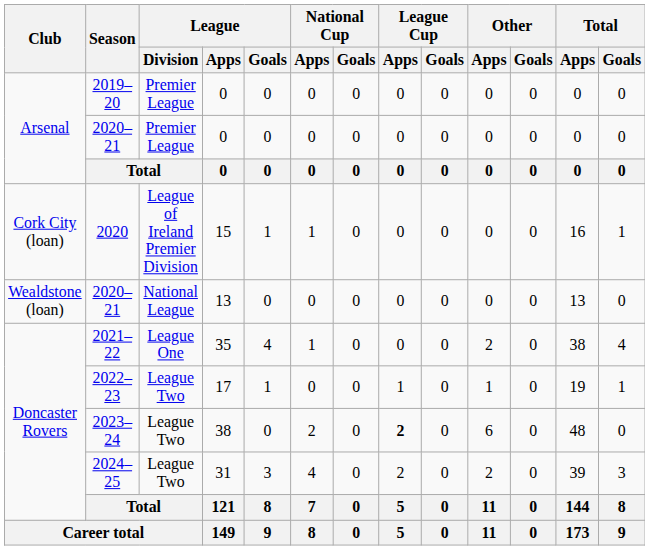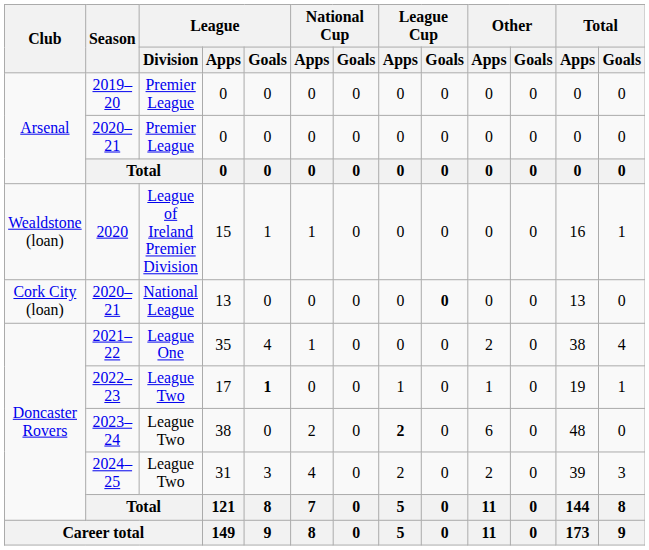(45, 231) Cork City (loan) -> (45, 231) Wealdstone (loan)
(45, 301) Wealdstone (loan) -> (45, 301) Cork City (loan)
(445, 301) normal -> (445, 301) bold
(268, 387) normal -> (268, 387) bold
